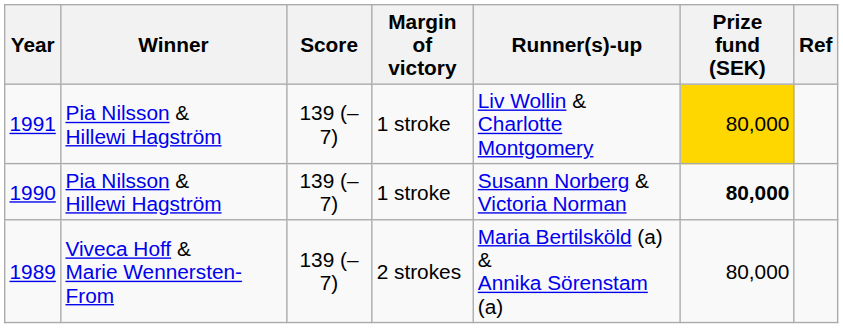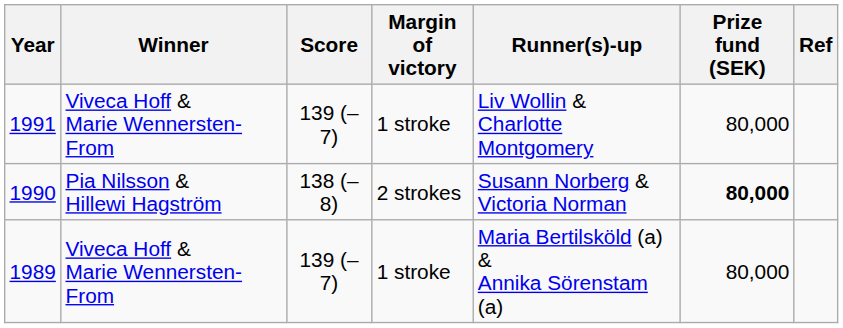(144, 124) Pia Nilsson & Hillewi Hagström -> (154, 124) Viveca Hoff & Marie Wennersten-From
(757, 124) gold background -> (757, 124) no background
(329, 192) 139 (–7) -> (329, 192) 138 (–8)
(414, 192) 1 stroke -> (419, 192) 2 strokes
(419, 272) 2 strokes -> (414, 272) 1 stroke
